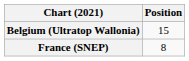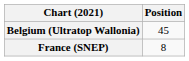(163, 30) 15 -> (163, 30) 45
